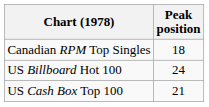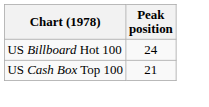- row: (79, 49)
